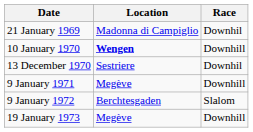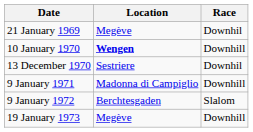(147, 30) Madonna di Campiglio -> (114, 30) Megève
(114, 83) Megève -> (147, 83) Madonna di Campiglio
